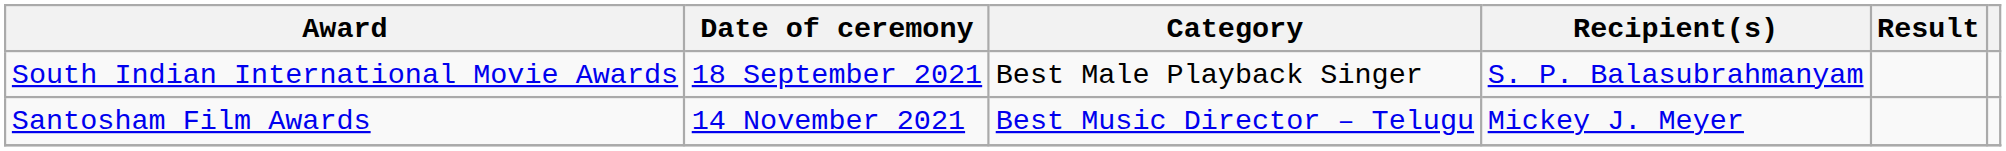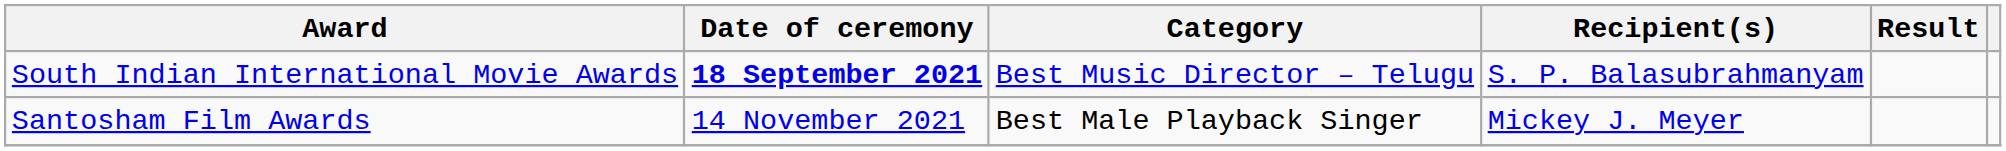(837, 75) normal -> (837, 75) bold
(1209, 75) Best Male Playback Singer -> (1235, 75) Best Music Director – Telugu
(1235, 121) Best Music Director – Telugu -> (1209, 121) Best Male Playback Singer
